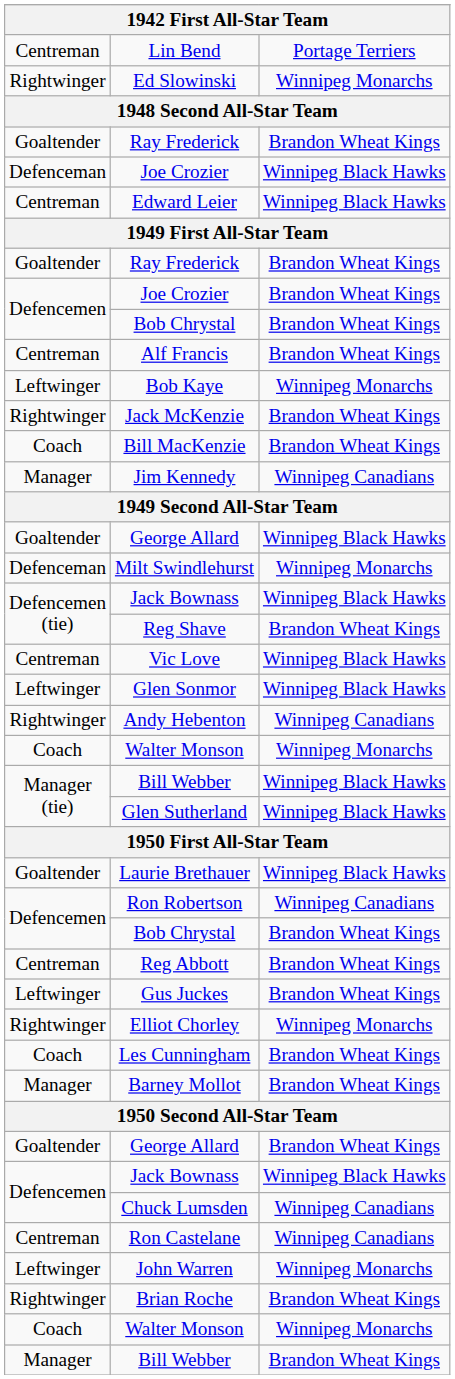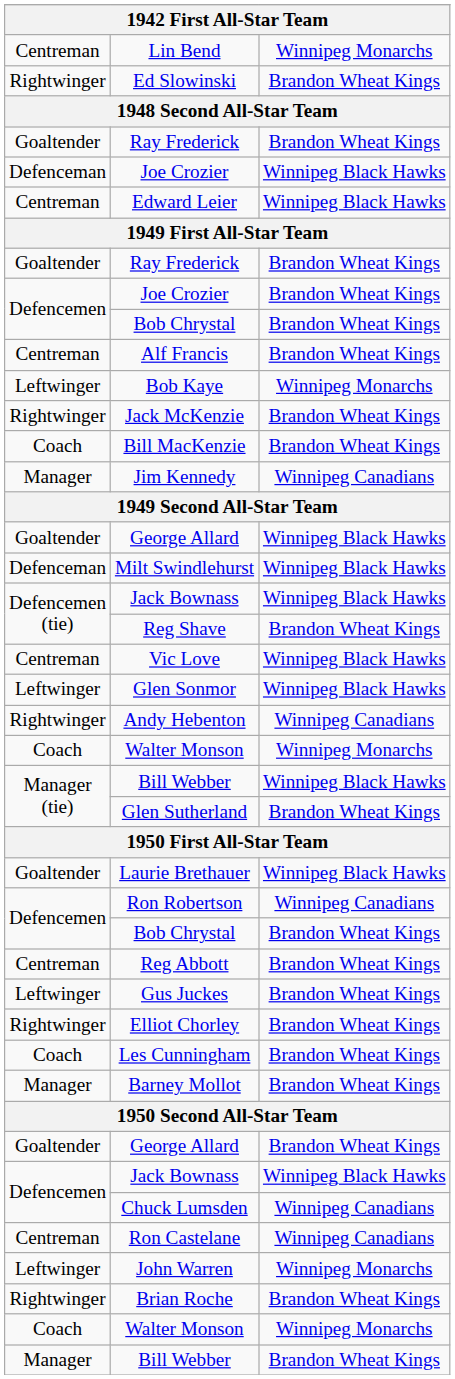(354, 50) Portage Terriers -> (354, 50) Winnipeg Monarchs
(354, 80) Winnipeg Monarchs -> (354, 80) Brandon Wheat Kings
(354, 567) Winnipeg Monarchs -> (354, 567) Winnipeg Black Hawks
(354, 811) Winnipeg Black Hawks -> (354, 811) Brandon Wheat Kings
(354, 1024) Winnipeg Monarchs -> (354, 1024) Brandon Wheat Kings
